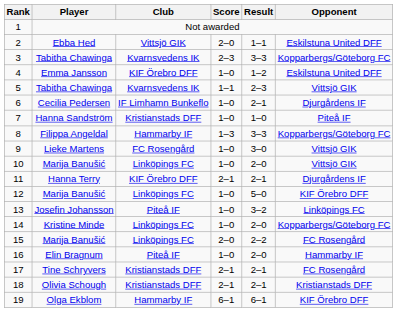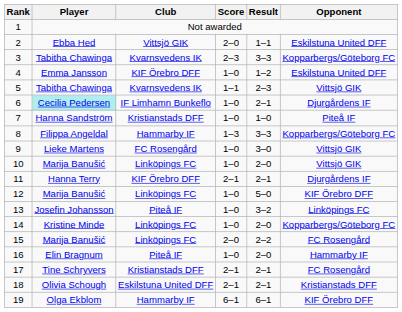(74, 103) no background -> (74, 103) paleturquoise background
(163, 285) Kristianstads DFF -> (166, 285) Eskilstuna United DFF
